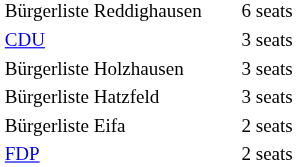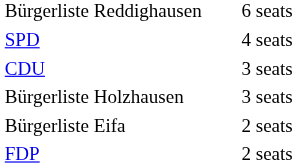+ row: (22, 39)
- row: (82, 97)
